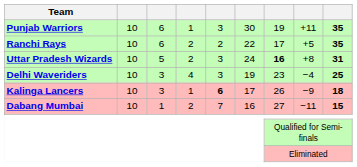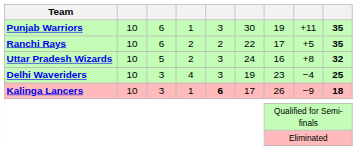(279, 59) bold -> (279, 59) normal
(338, 59) 31 -> (338, 59) 32
- row: (45, 106)
